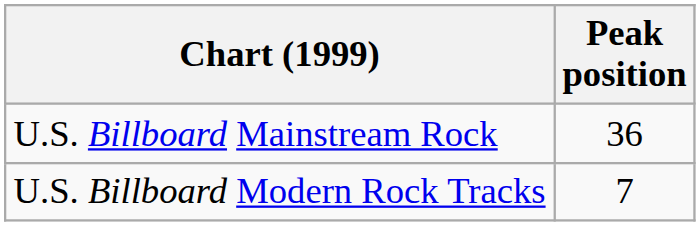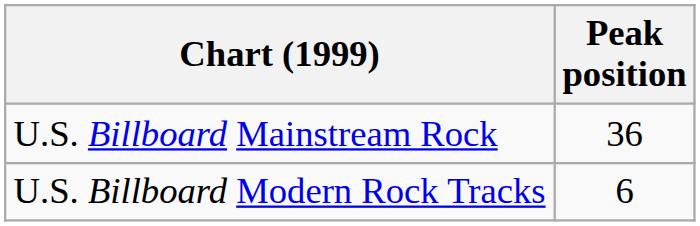(625, 190) 7 -> (625, 190) 6
